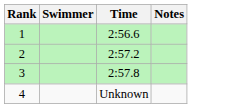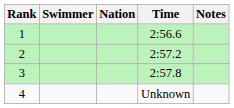+ column: (117, 14)
